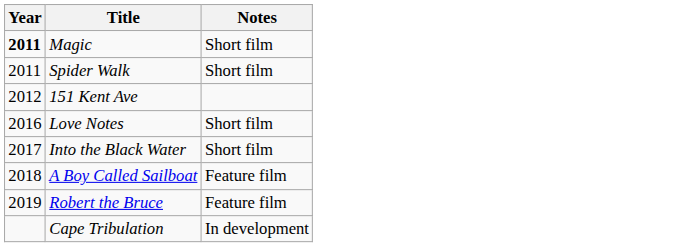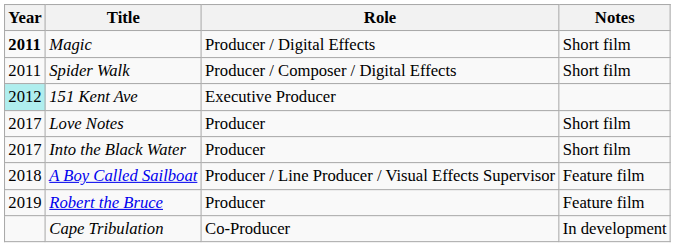+ column: (380, 17)
(25, 96) no background -> (25, 96) paleturquoise background
(25, 123) 2016 -> (25, 123) 2017
